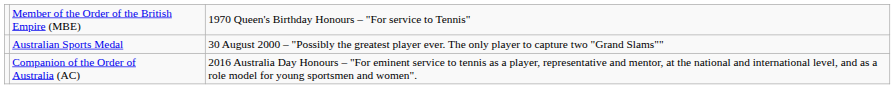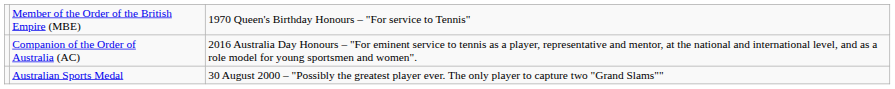rows swapped: (68, 44) <-> (74, 68)
